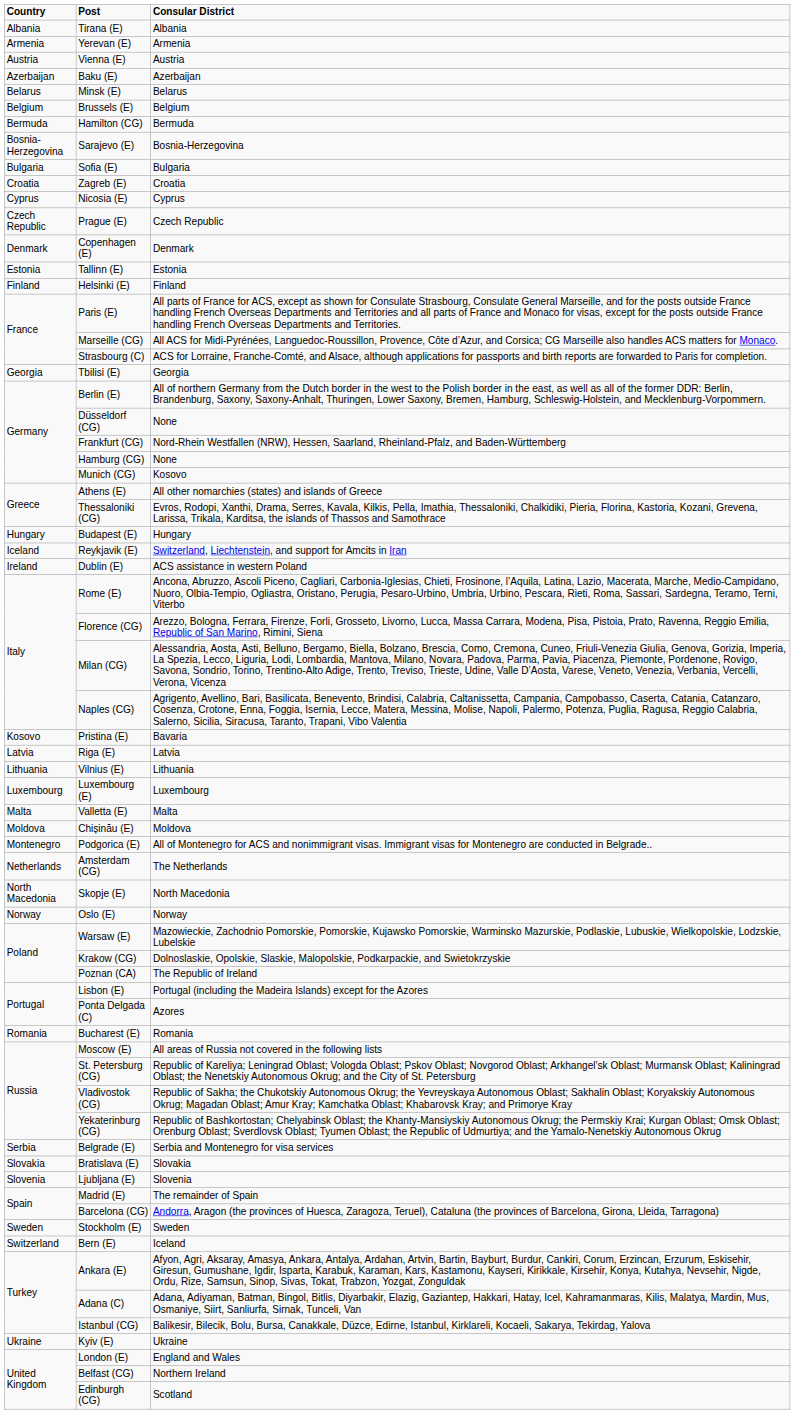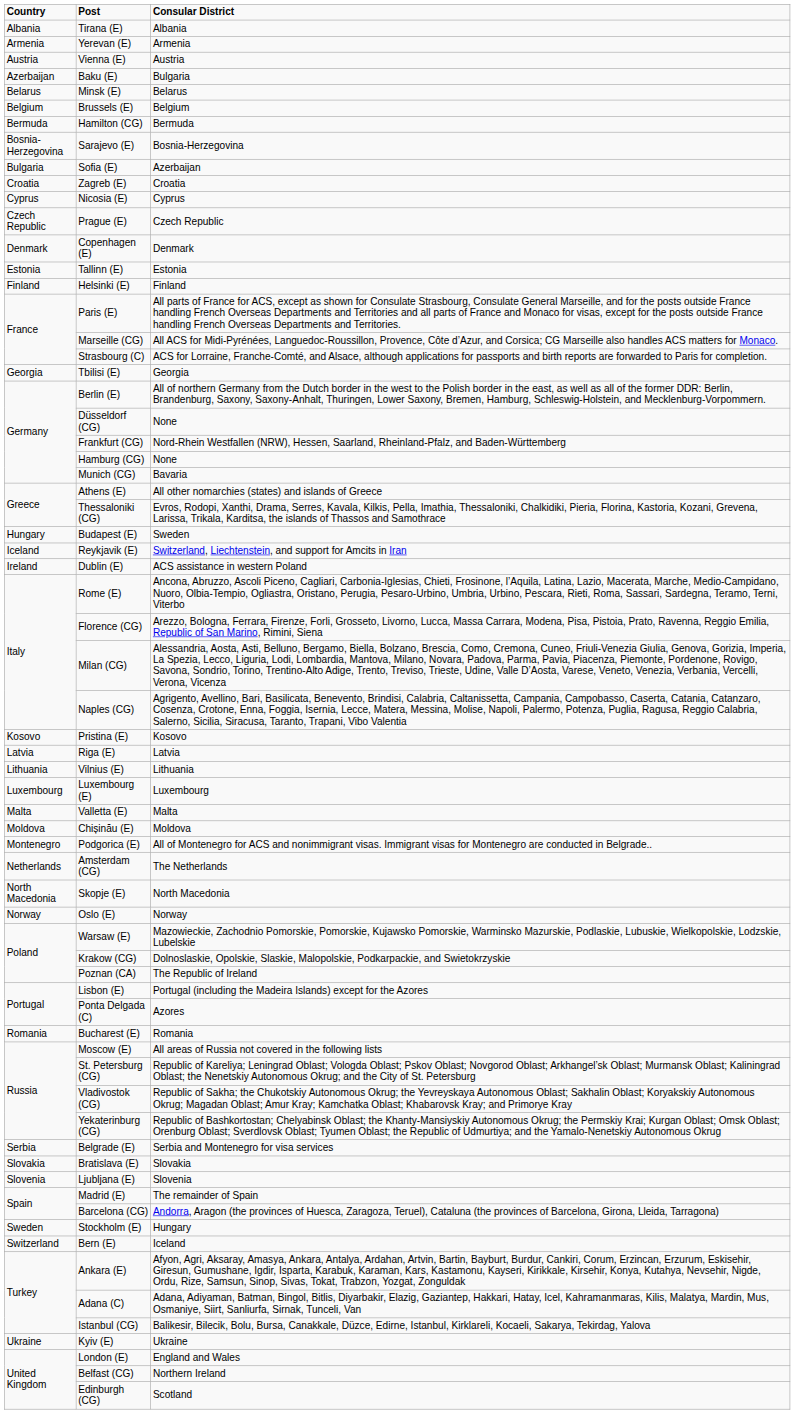(177, 76) Azerbaijan -> (171, 76) Bulgaria
(171, 167) Bulgaria -> (177, 167) Azerbaijan
(170, 475) Kosovo -> (170, 475) Bavaria
(172, 534) Hungary -> (171, 534) Sweden
(170, 737) Bavaria -> (170, 737) Kosovo
(171, 1227) Sweden -> (172, 1227) Hungary
